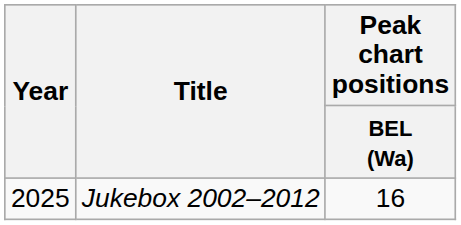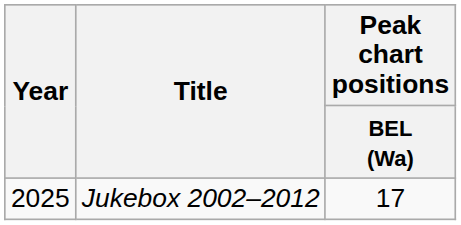(390, 198) 16 -> (390, 198) 17
